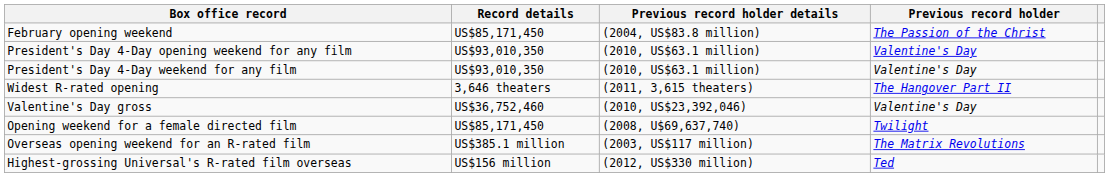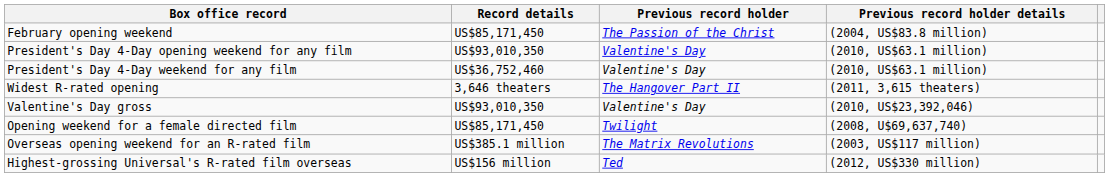columns swapped: (984, 14) <-> (735, 14)
(499, 70) US$93,010,350 -> (499, 70) US$36,752,460
(499, 107) US$36,752,460 -> (499, 107) US$93,010,350
